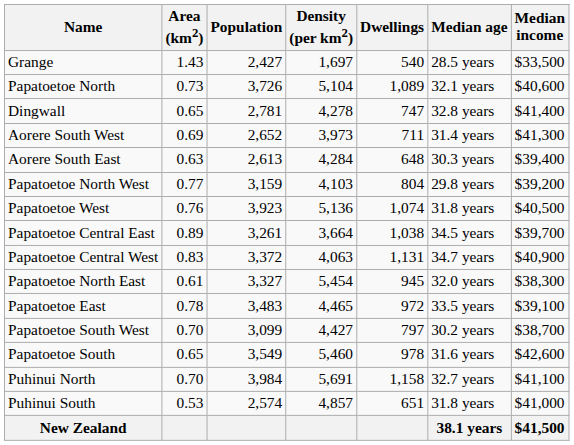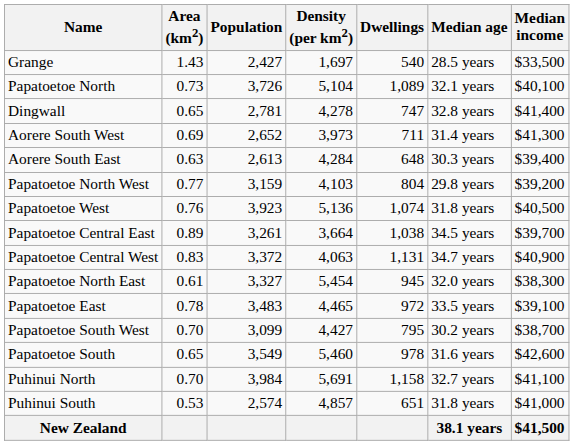(540, 86) $40,600 -> (540, 86) $40,100
(413, 330) 797 -> (413, 330) 795
